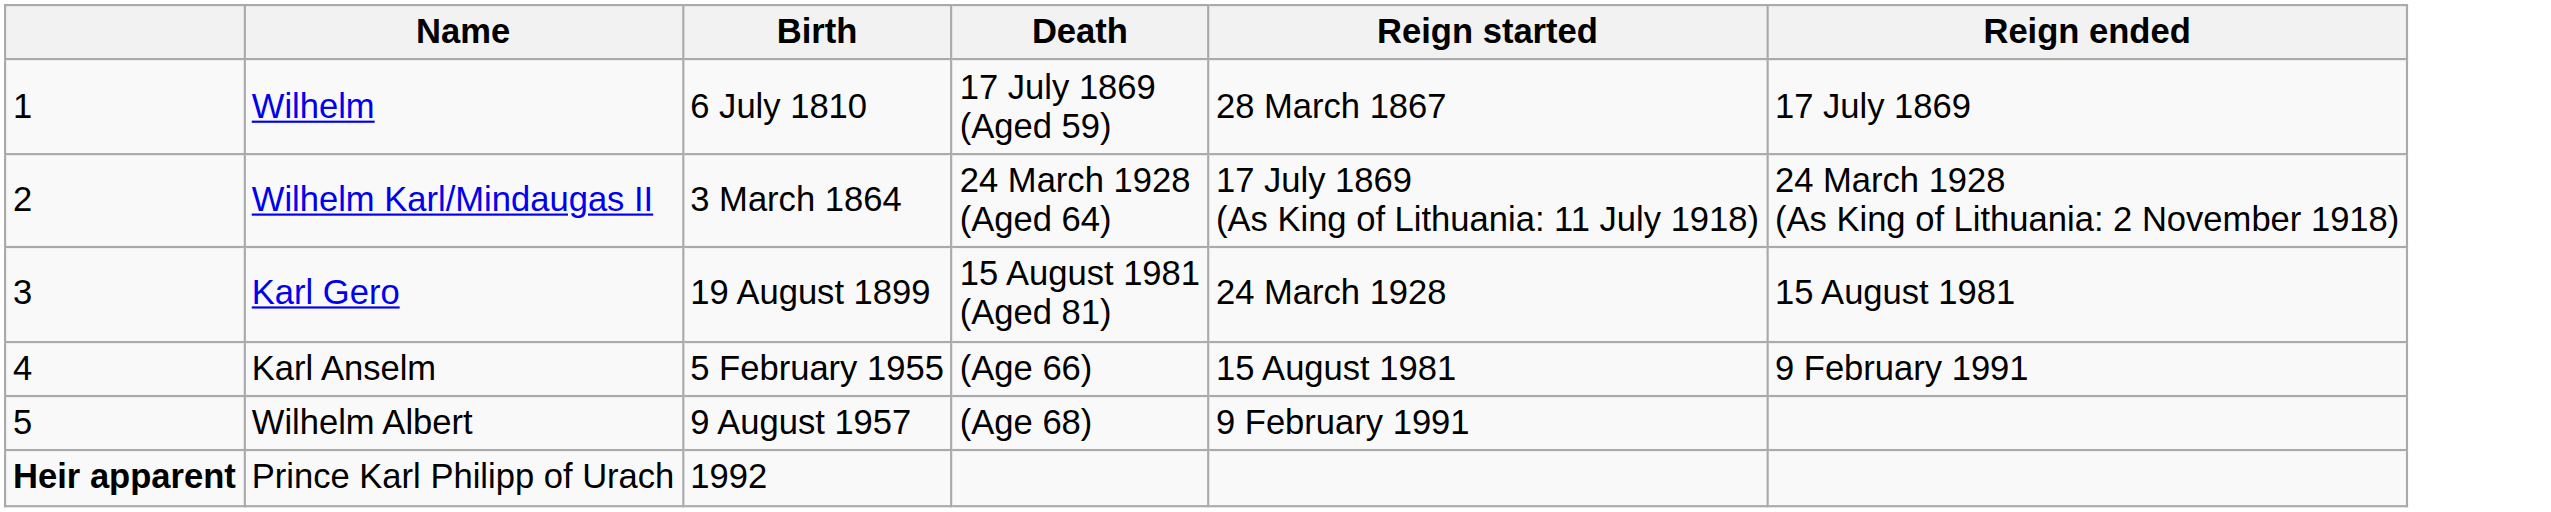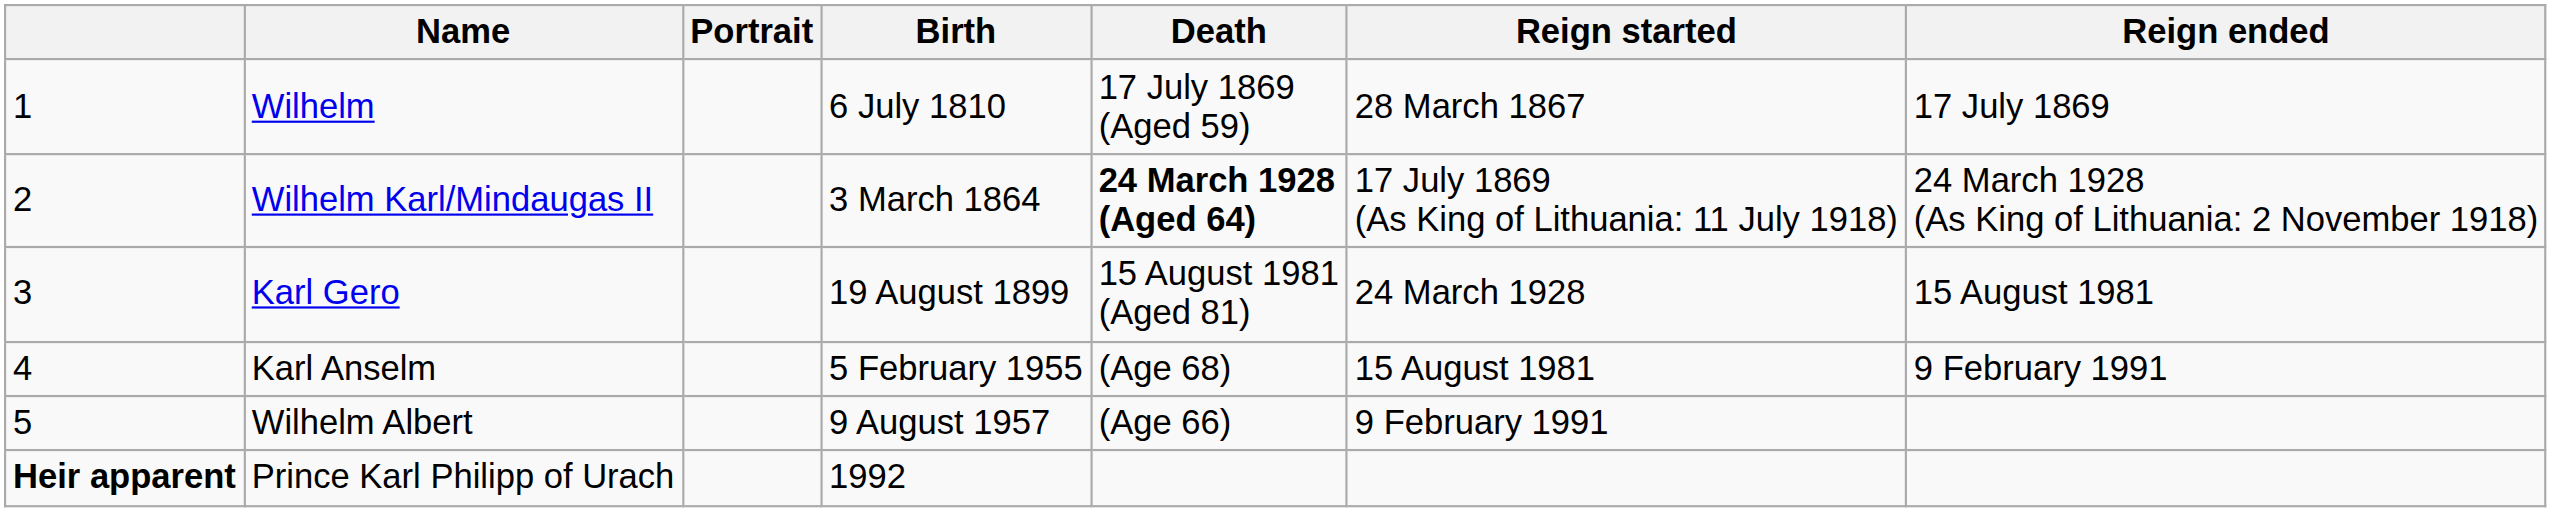+ column: (752, 31)
(1075, 199) normal -> (1217, 199) bold
(1026, 367) (Age 66) -> (1165, 367) (Age 68)
(1026, 422) (Age 68) -> (1165, 422) (Age 66)
